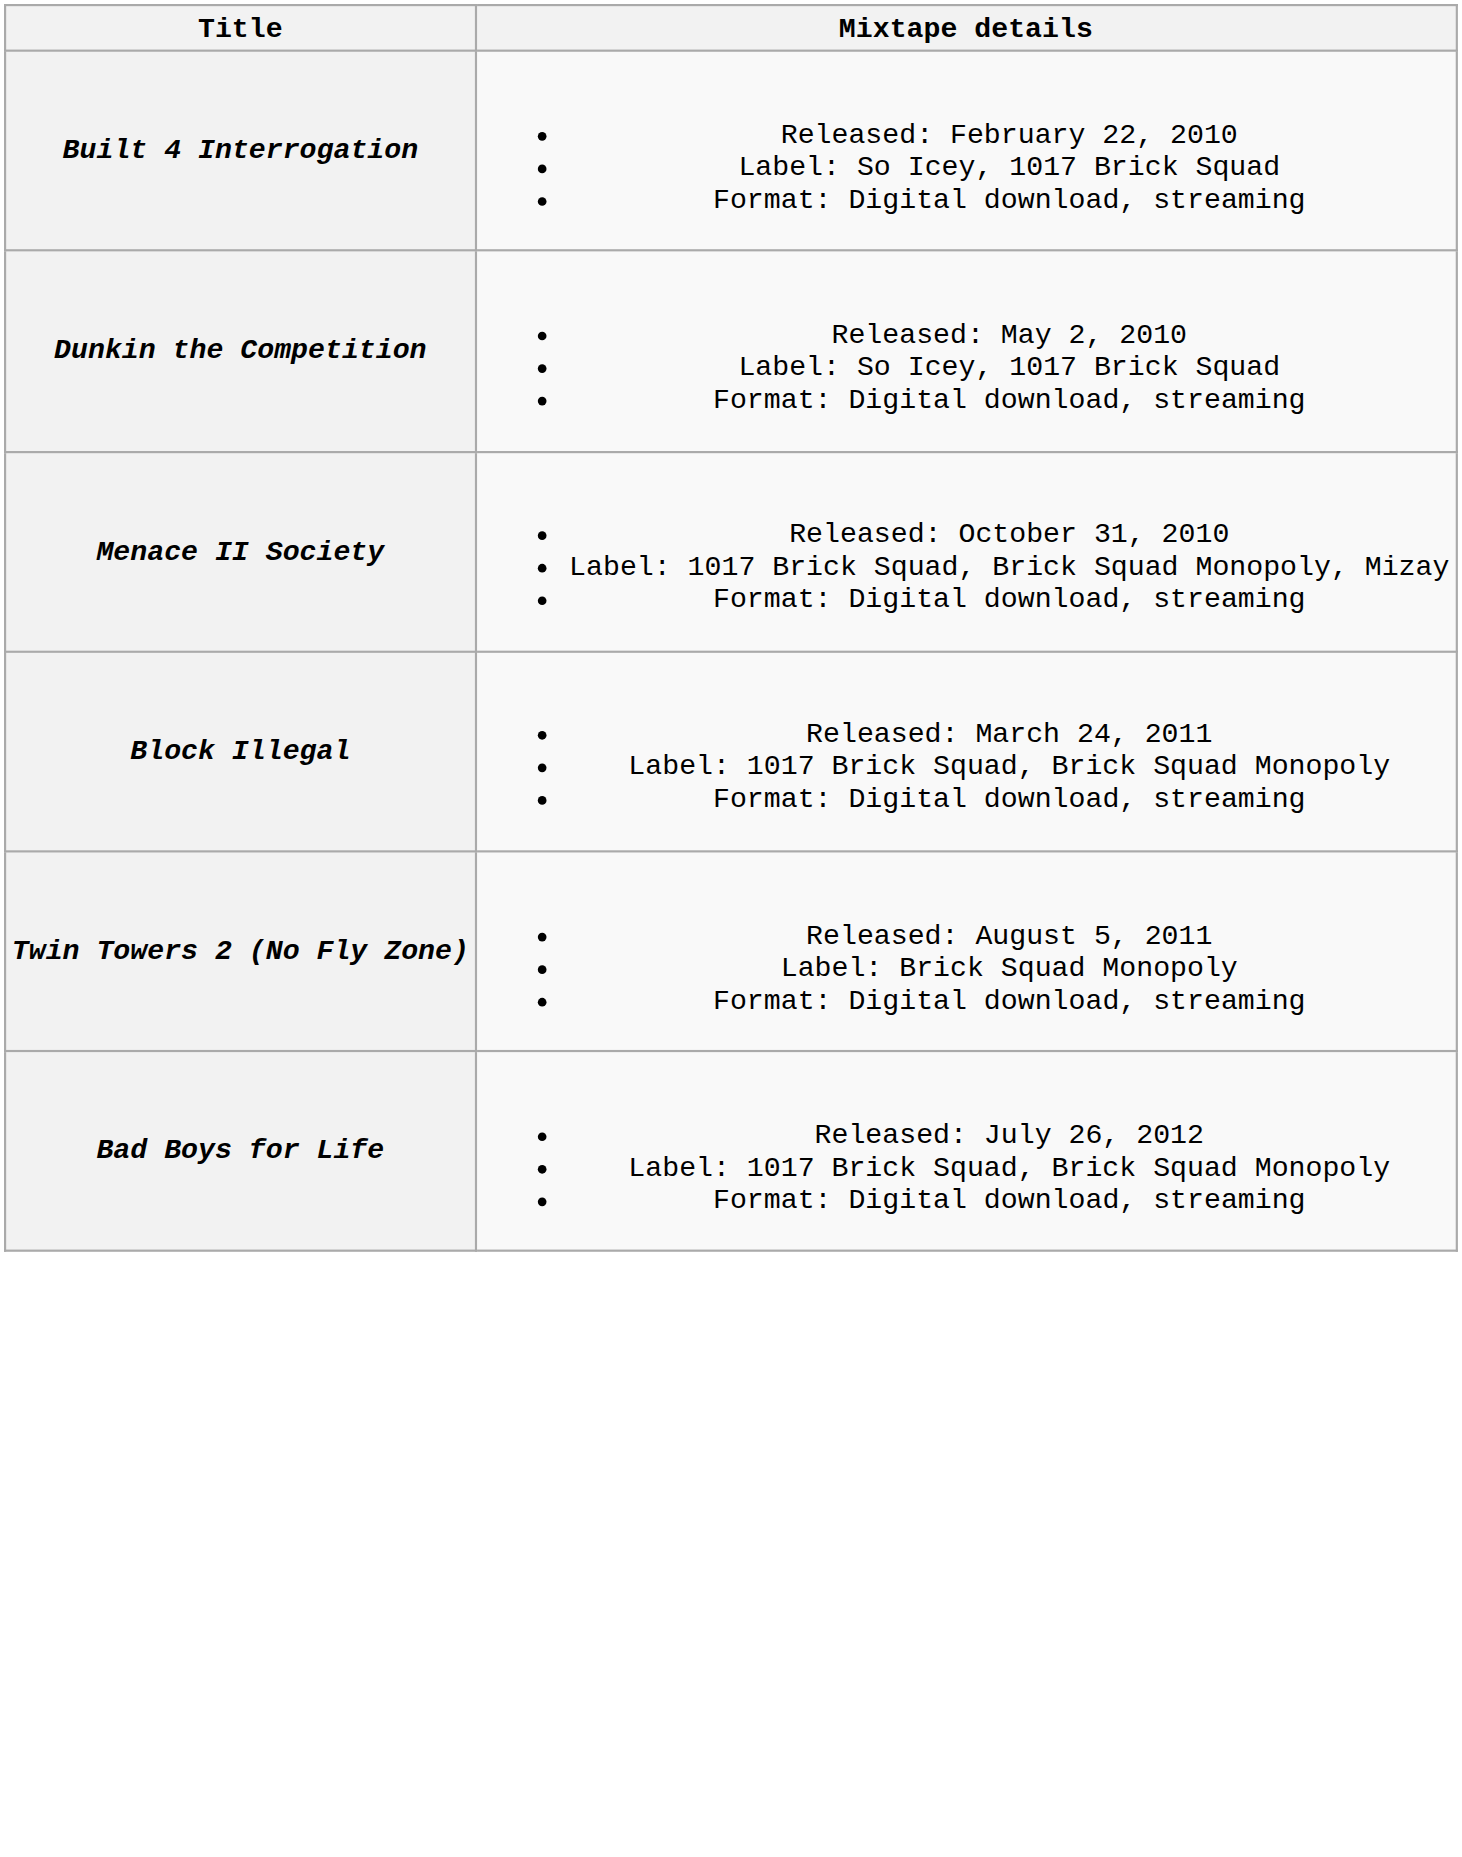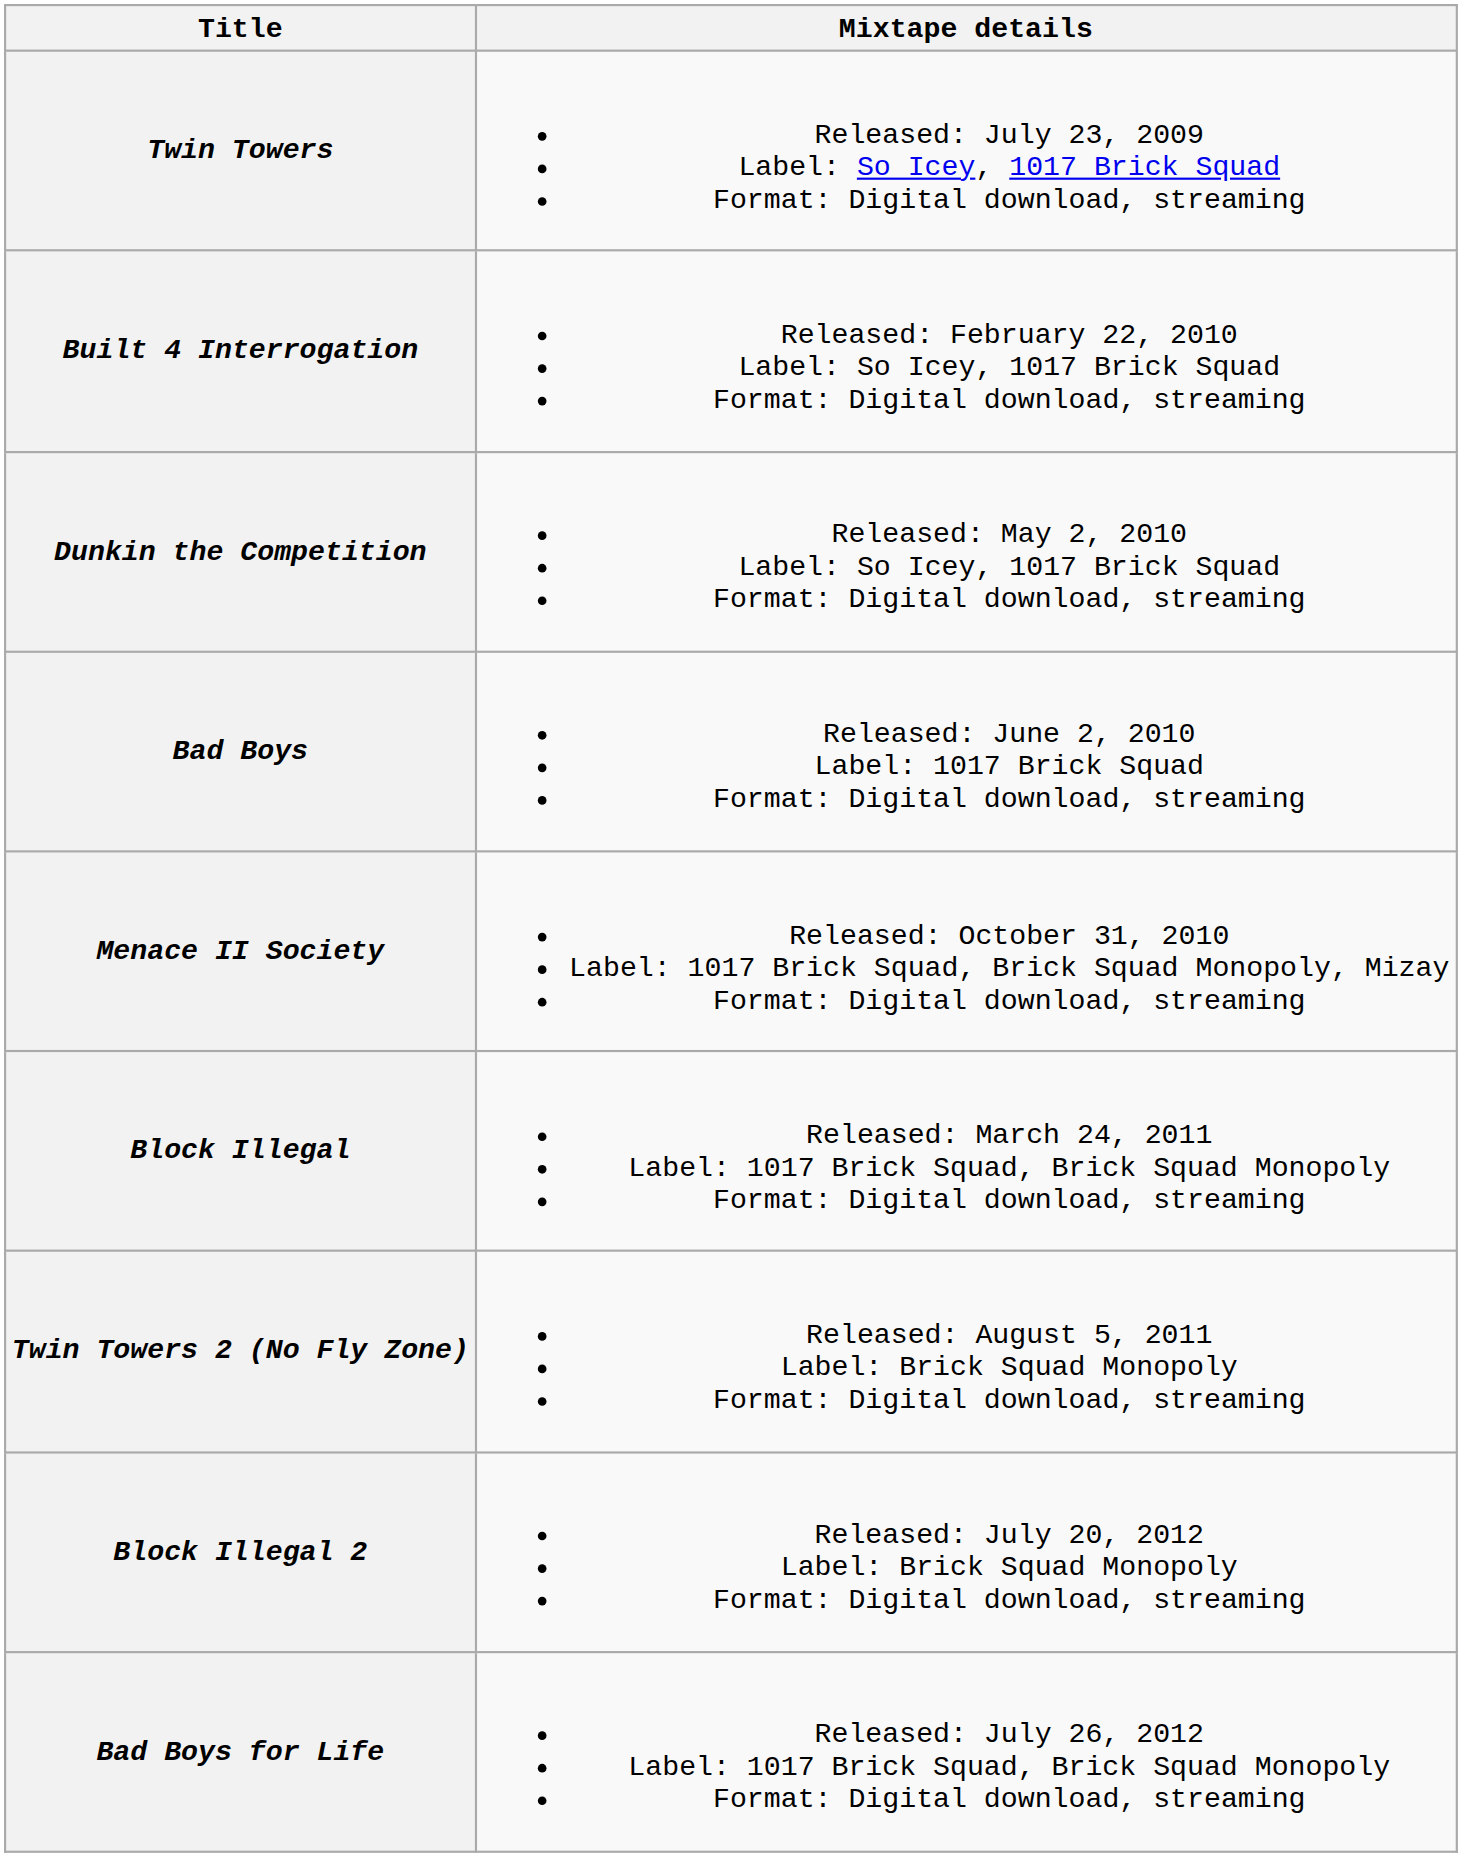+ row: (240, 151)
+ row: (240, 751)
+ row: (240, 1551)
